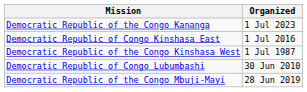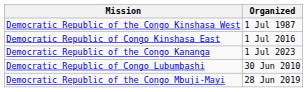rows swapped: (108, 25) <-> (123, 53)
